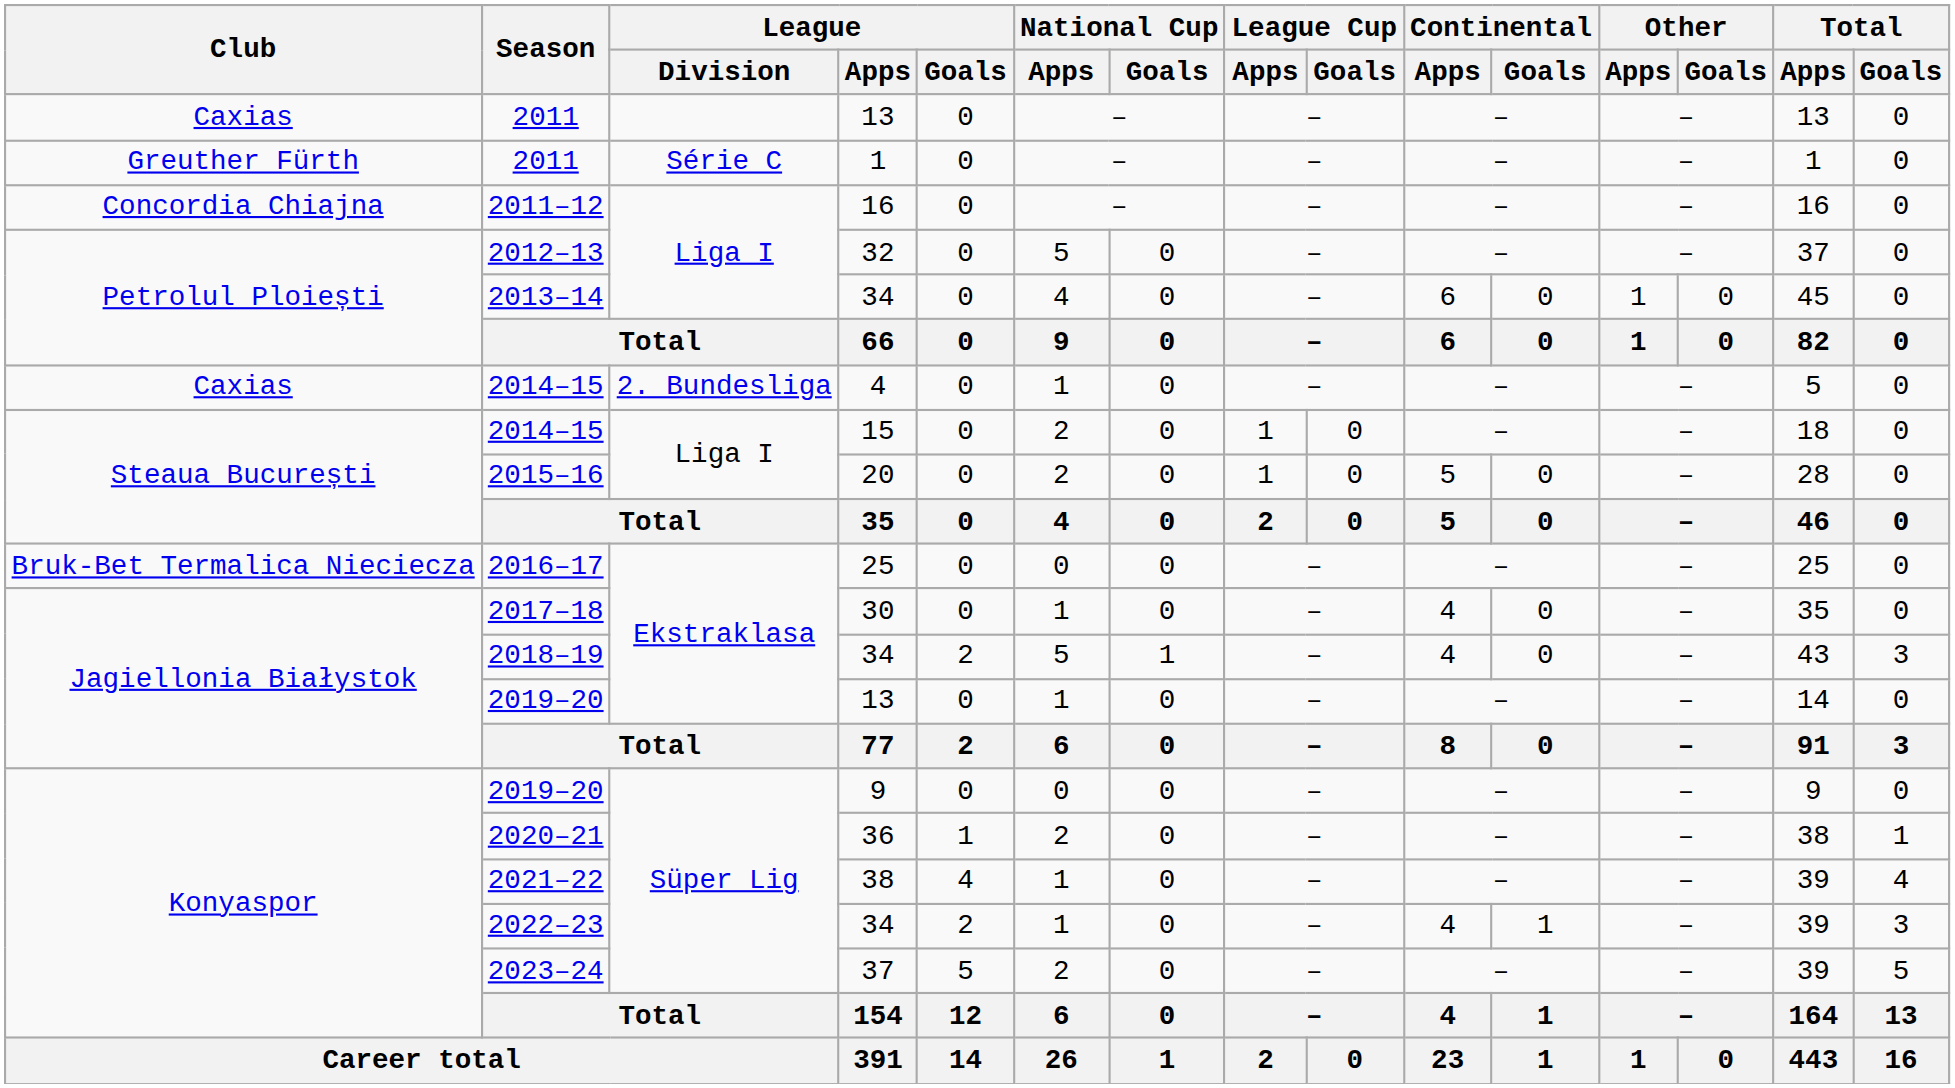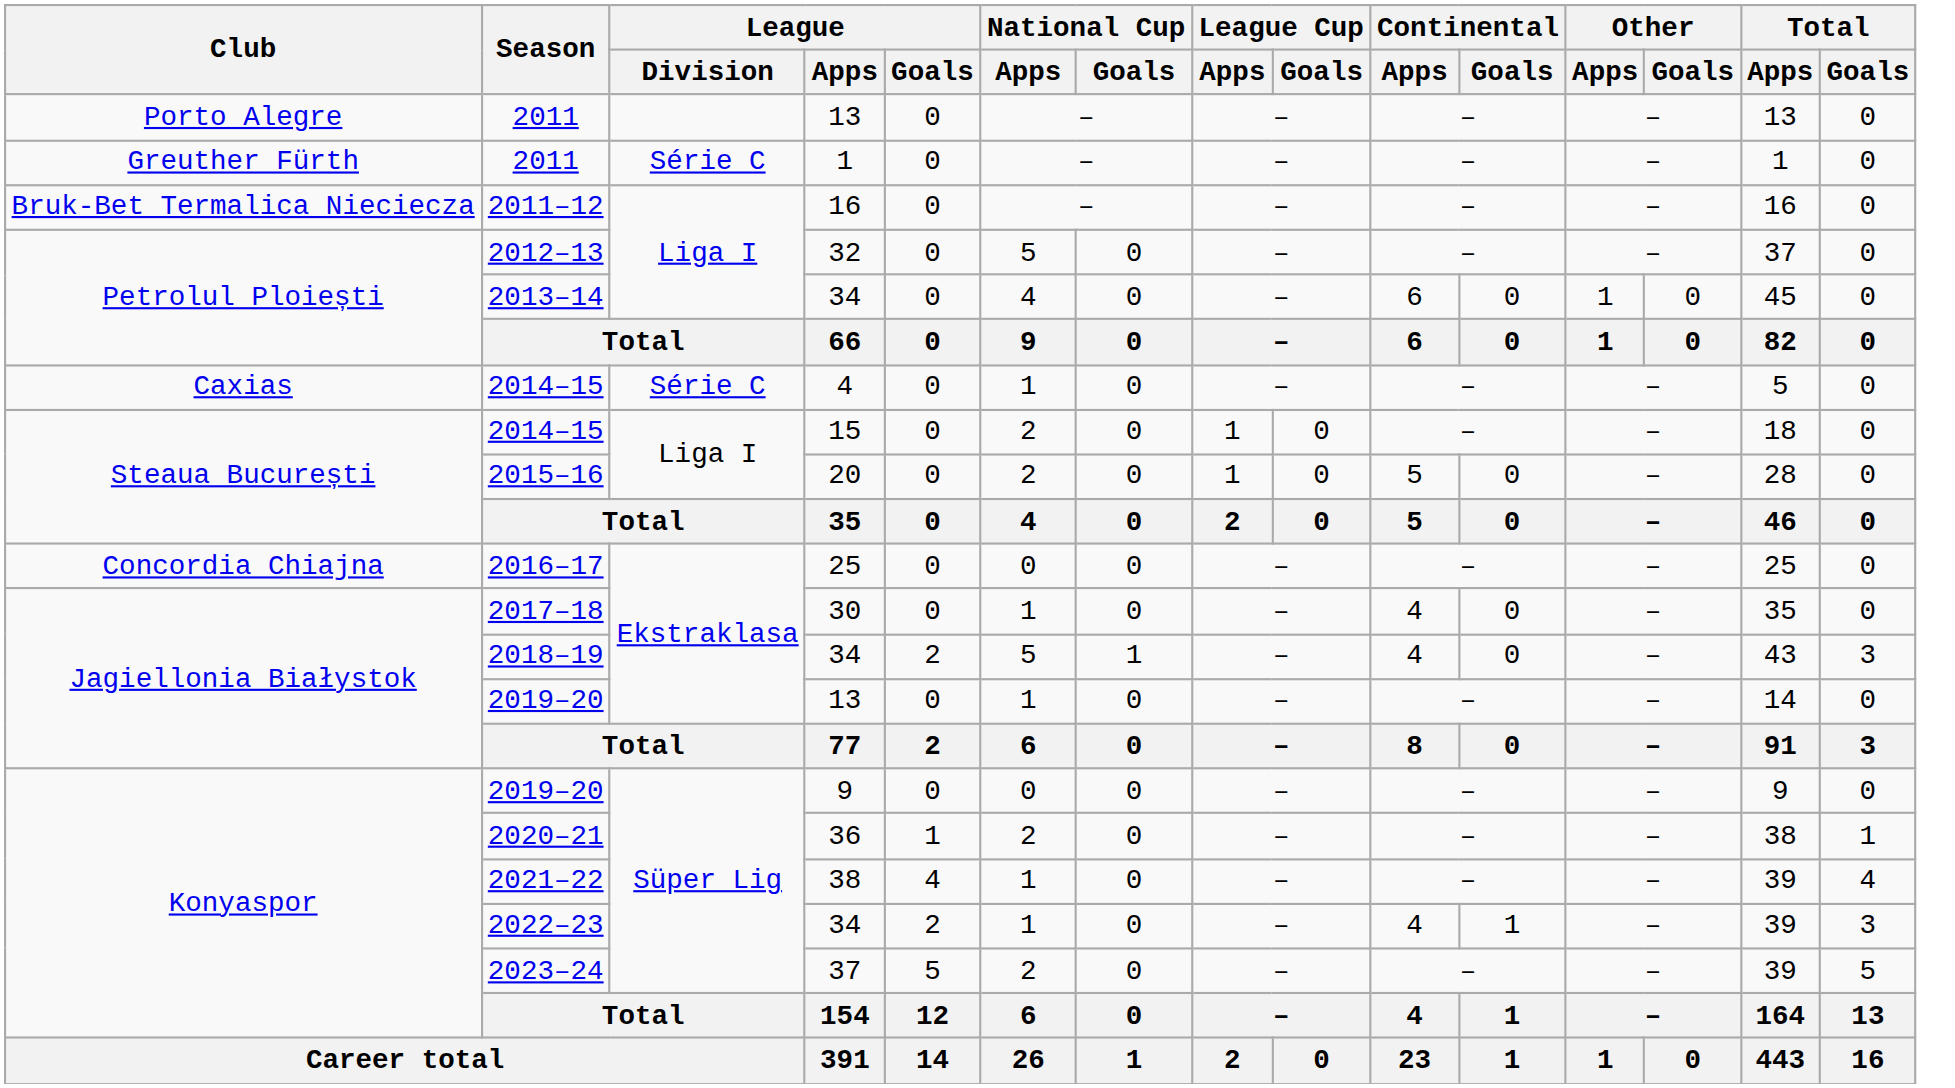(243, 117) Caxias -> (243, 117) Porto Alegre
(243, 207) Concordia Chiajna -> (243, 207) Bruk-Bet Termalica Nieciecza
(724, 387) 2. Bundesliga -> (708, 387) Série C
(243, 567) Bruk-Bet Termalica Nieciecza -> (243, 567) Concordia Chiajna
